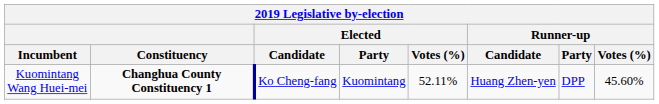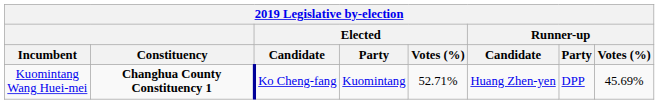(438, 81) 52.11% -> (438, 81) 52.71%
(624, 81) 45.60% -> (624, 81) 45.69%
